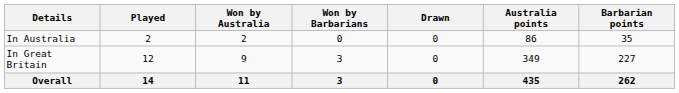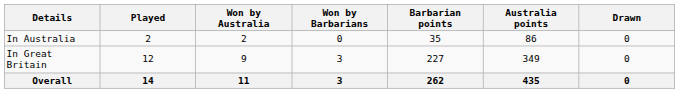columns swapped: (435, 18) <-> (627, 18)
